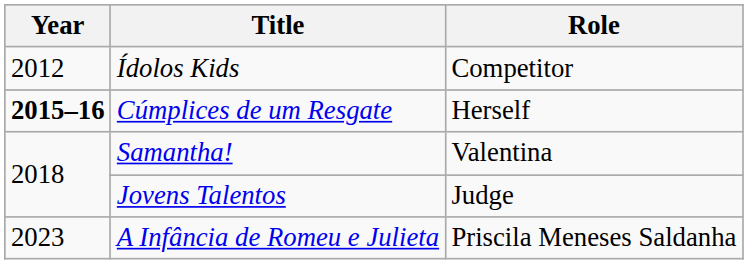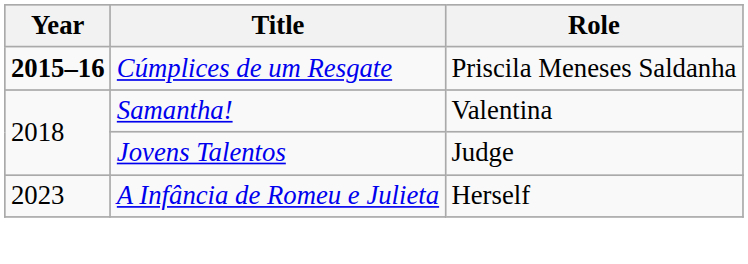- row: (178, 68)
(491, 110) Herself -> (594, 68) Priscila Meneses Saldanha
(594, 237) Priscila Meneses Saldanha -> (491, 195) Herself
